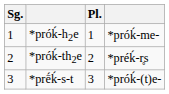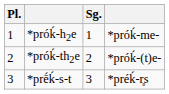columns swapped: (15, 14) <-> (95, 14)
(128, 58) *préḱ-r̥s -> (134, 58) *próḱ-(t)e-
(134, 79) *próḱ-(t)e- -> (128, 79) *préḱ-r̥s
